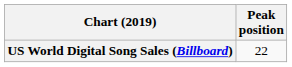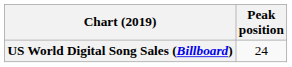(261, 51) 22 -> (261, 51) 24
